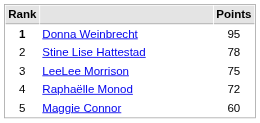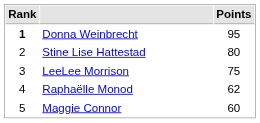(234, 52) 78 -> (234, 52) 80
(234, 89) 72 -> (234, 89) 62
